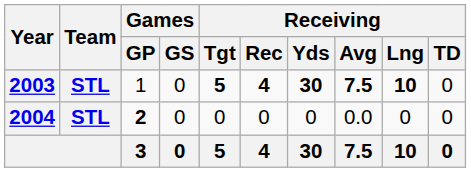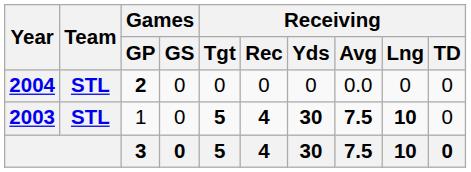rows swapped: (32, 85) <-> (32, 118)
